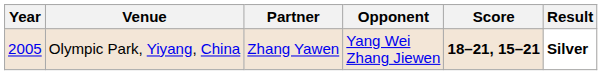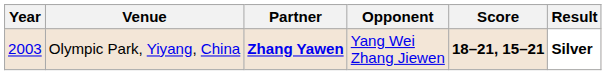(25, 49) 2005 -> (25, 49) 2003
(293, 49) normal -> (295, 49) bold
